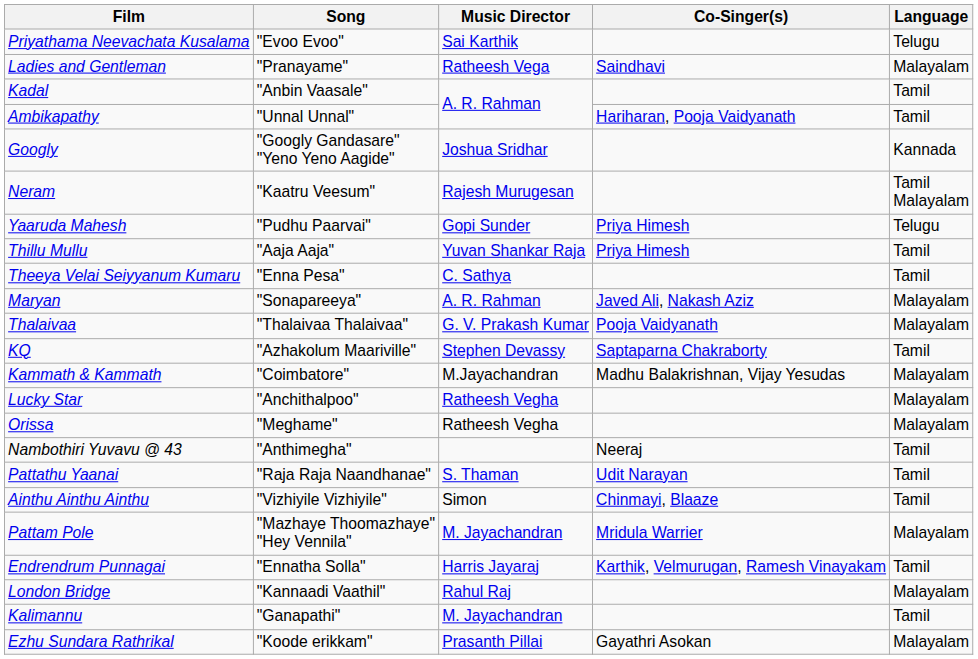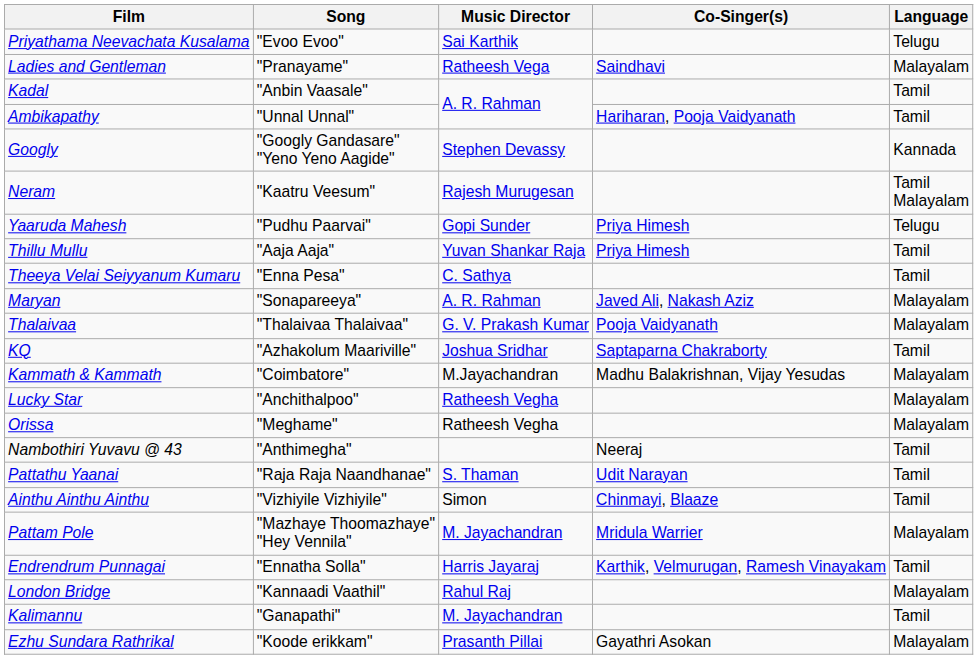(495, 150) Joshua Sridhar -> (504, 150) Stephen Devassy
(504, 350) Stephen Devassy -> (495, 350) Joshua Sridhar
